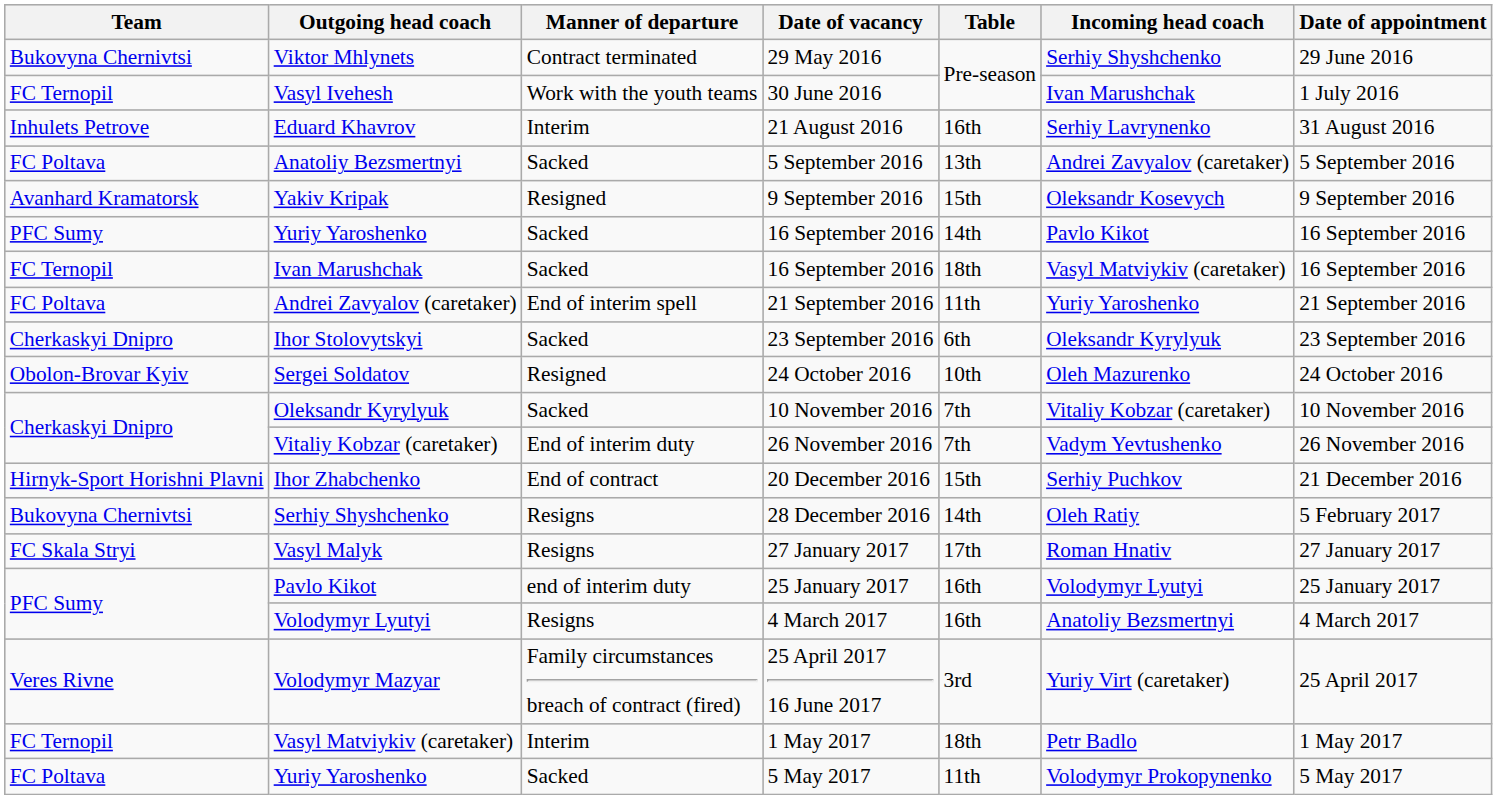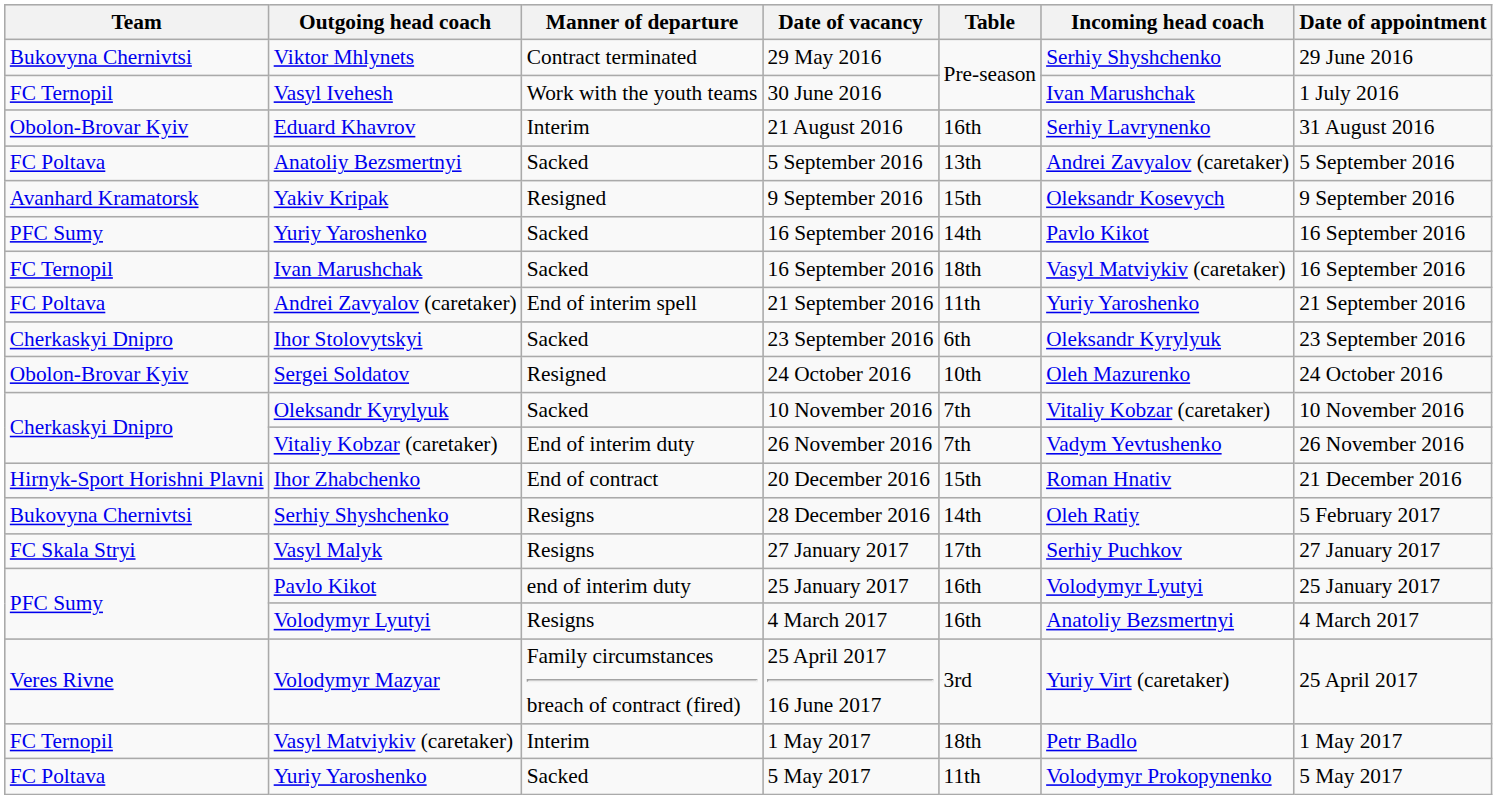(79, 127) Inhulets Petrove -> (99, 127) Obolon-Brovar Kyiv
(1114, 479) Serhiy Puchkov -> (1109, 479) Roman Hnativ
(1109, 550) Roman Hnativ -> (1114, 550) Serhiy Puchkov
